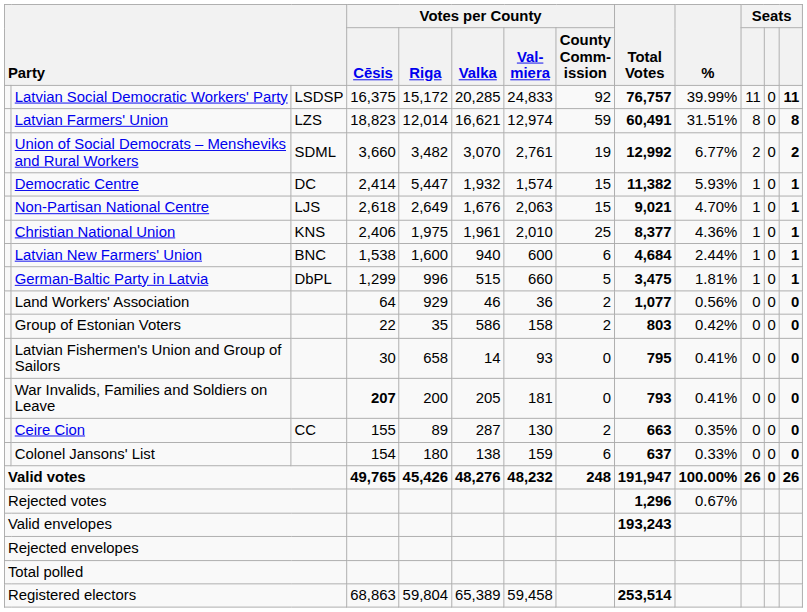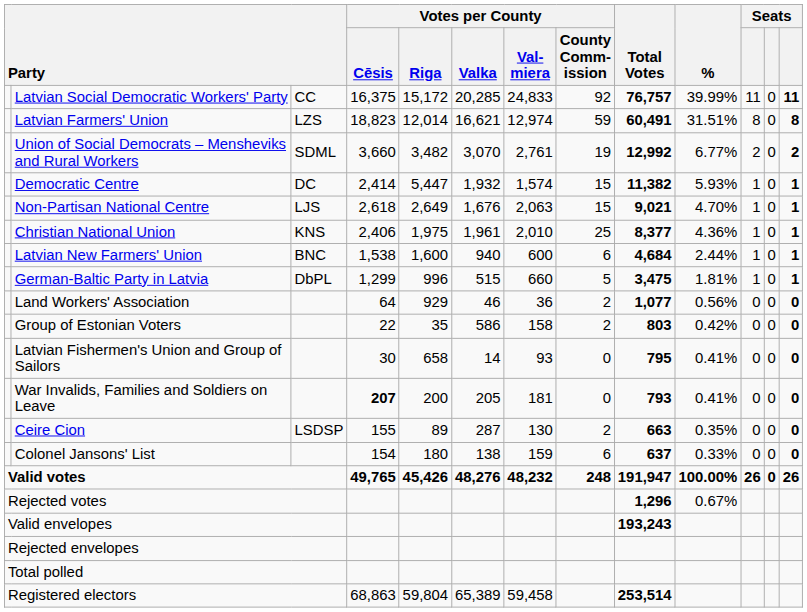(319, 96) LSDSP -> (305, 96) CC
(305, 430) CC -> (319, 430) LSDSP
